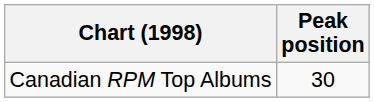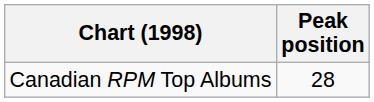(323, 79) 30 -> (323, 79) 28
